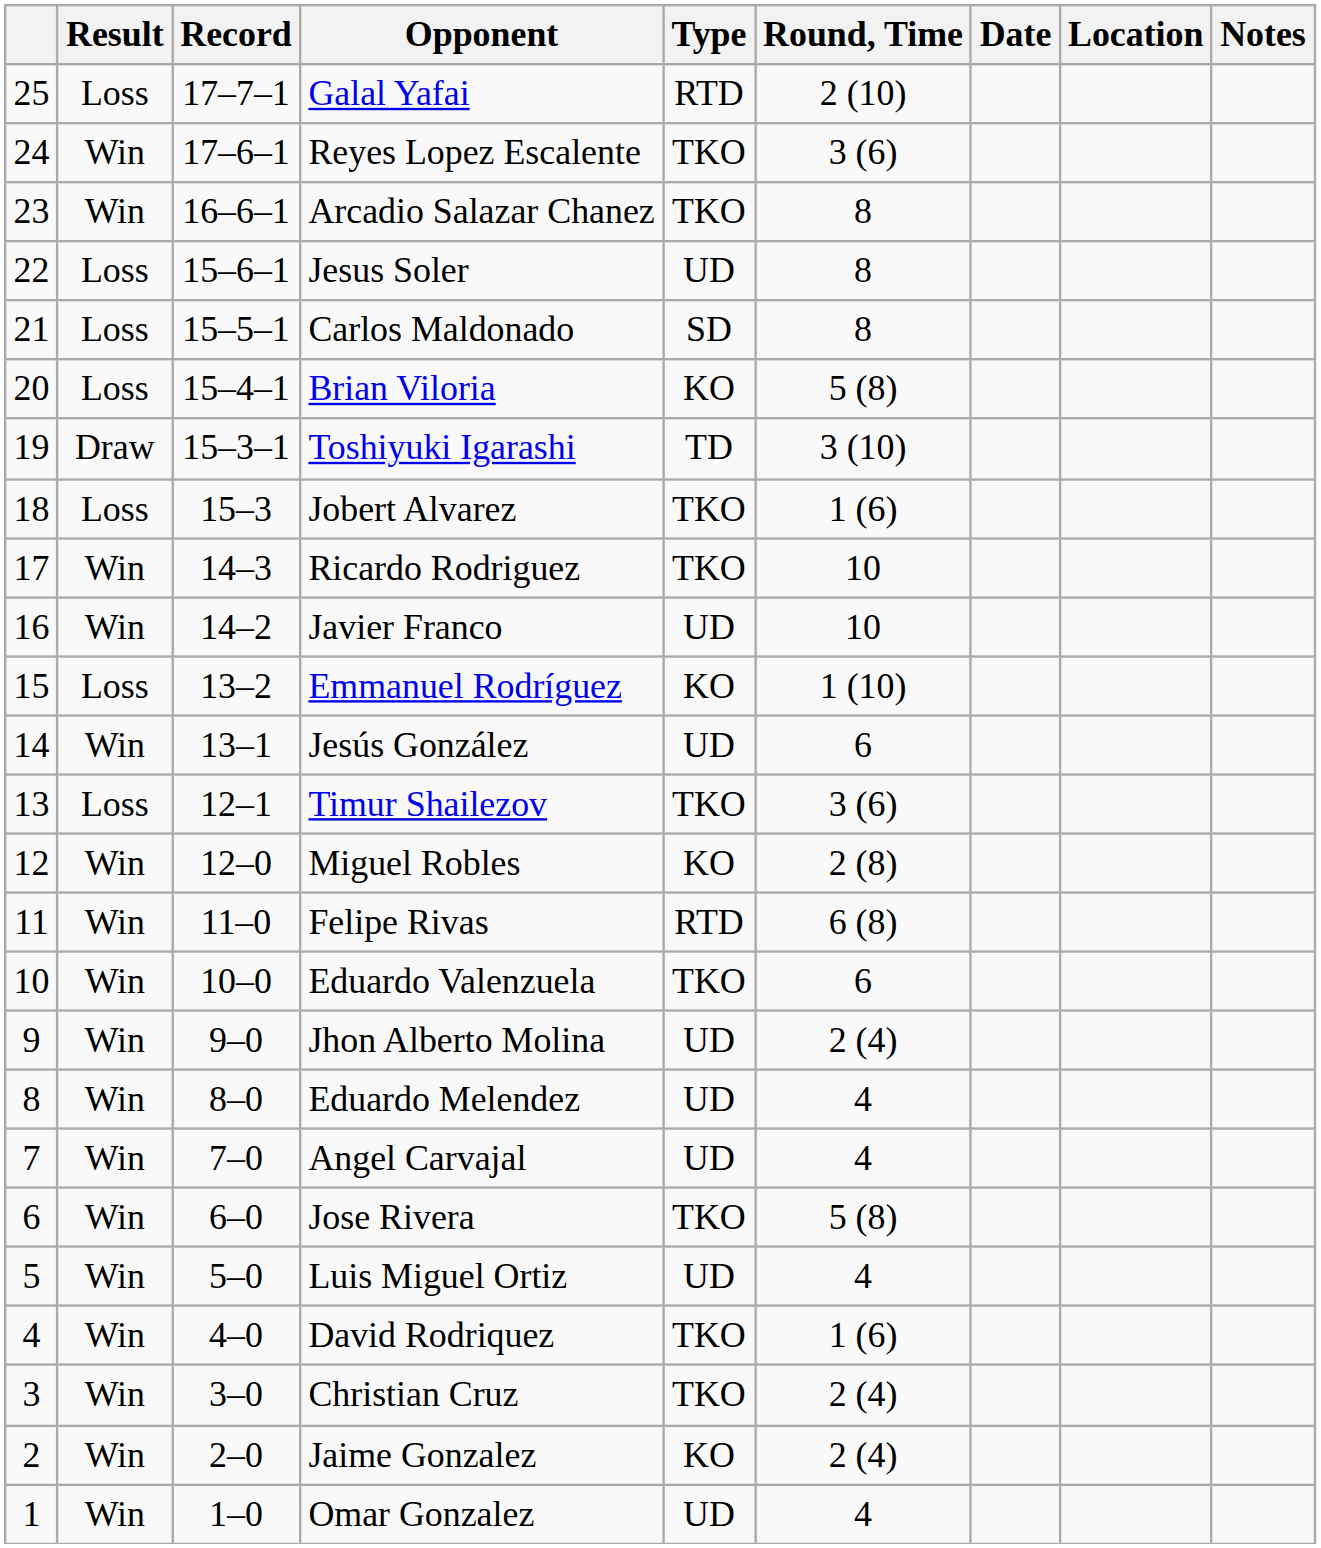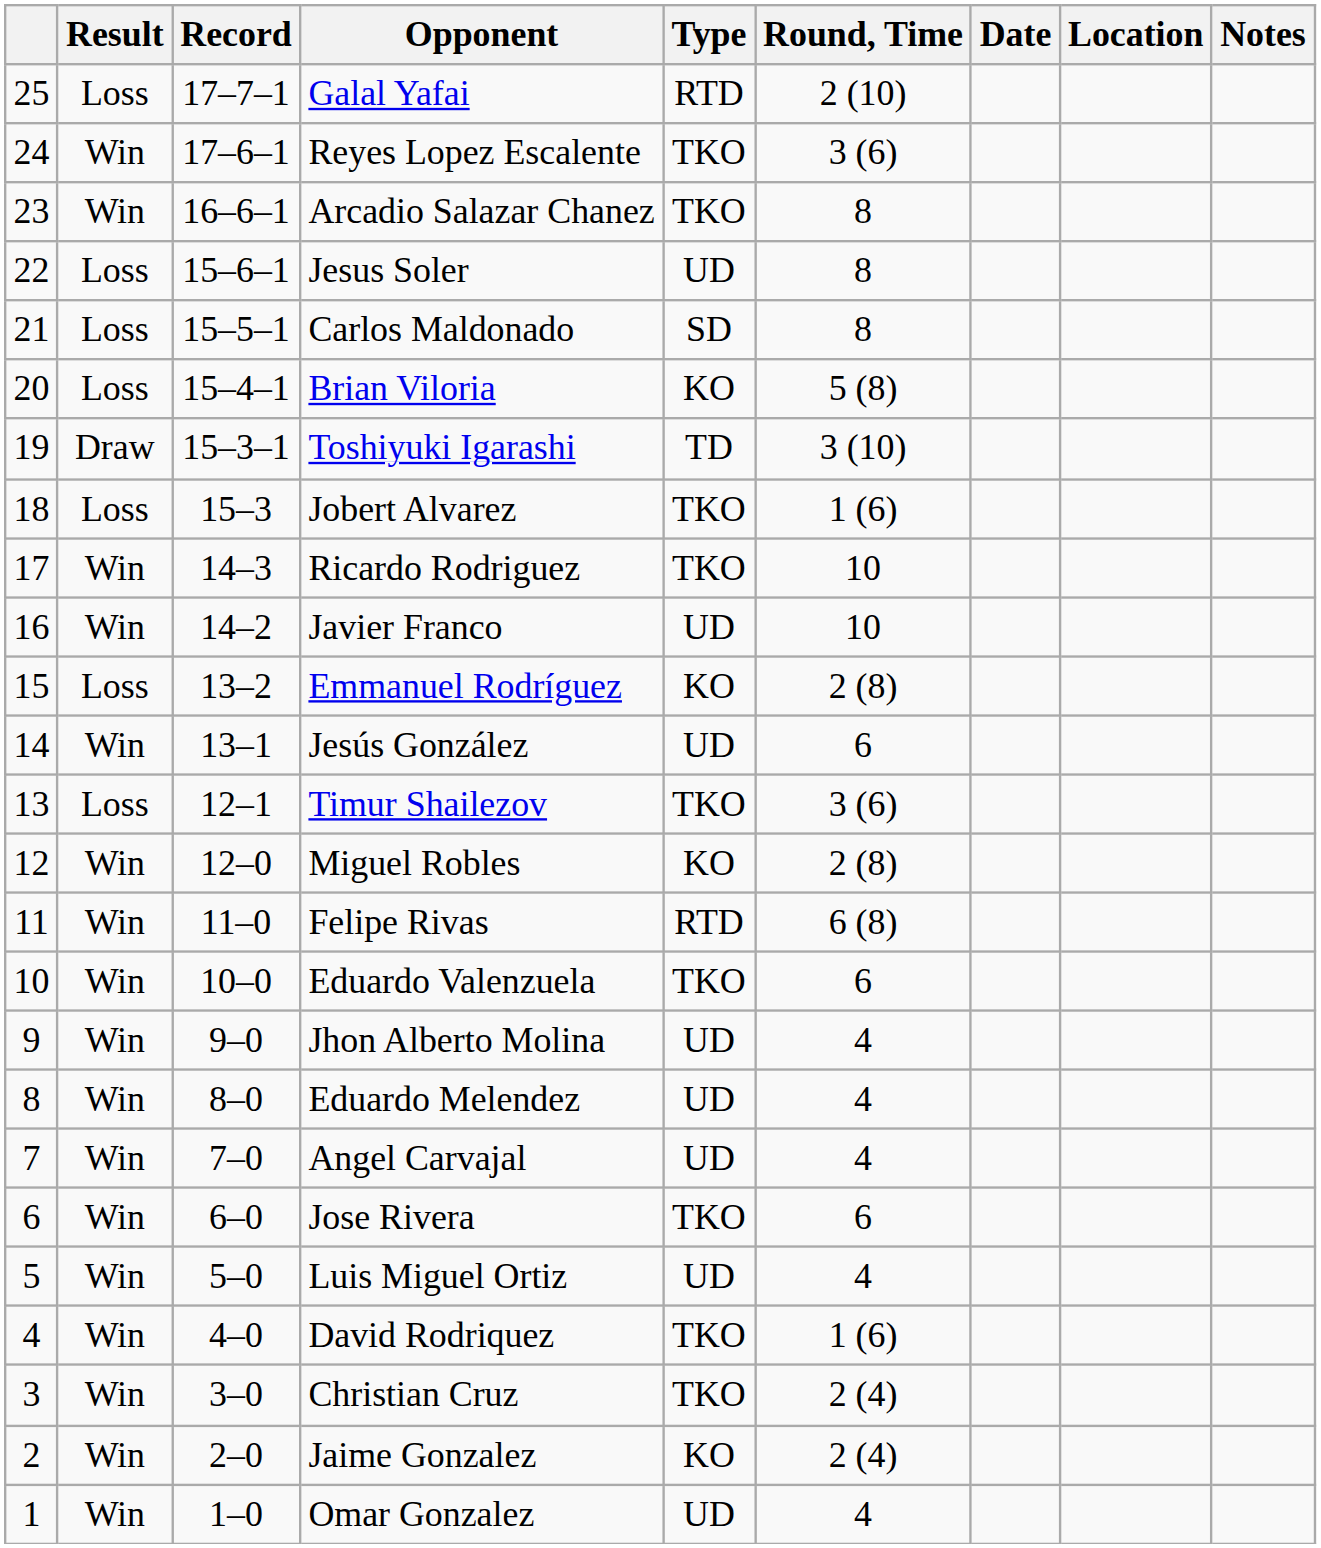(863, 684) 1 (10) -> (863, 684) 2 (8)
(863, 1039) 2 (4) -> (863, 1039) 4
(863, 1217) 5 (8) -> (863, 1217) 6
